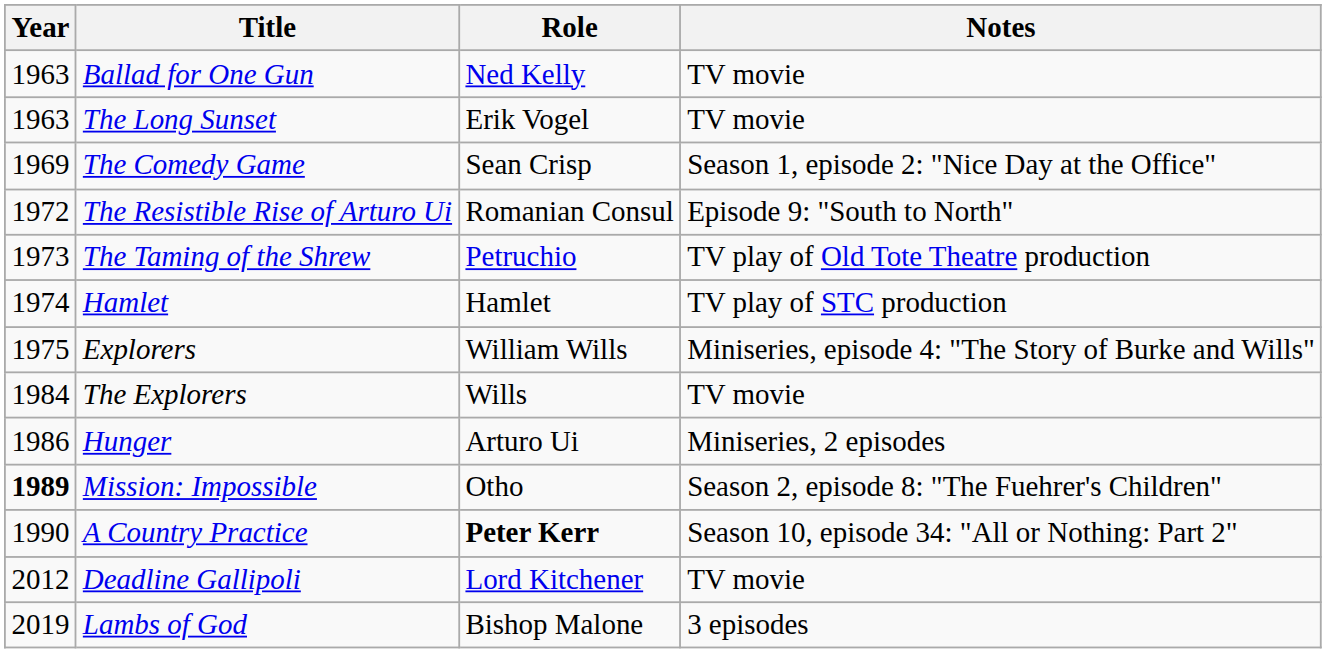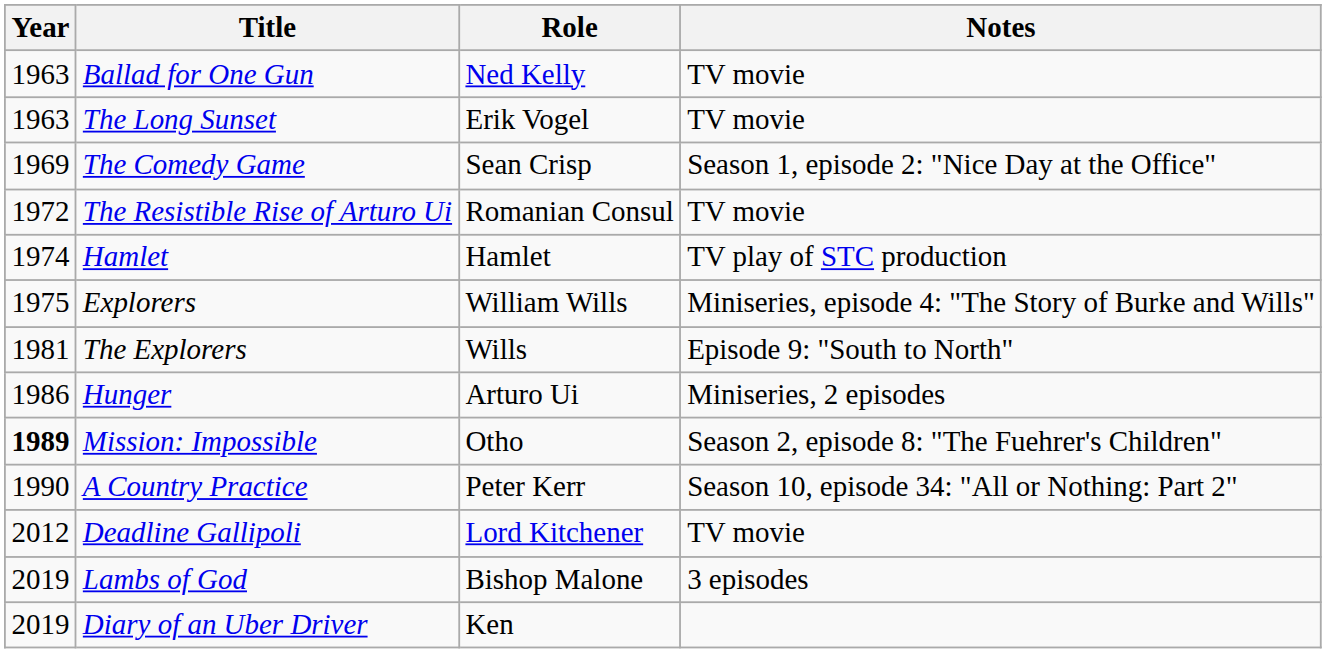(850, 211) Episode 9: "South to North" -> (746, 211) TV movie
- row: (227, 257)
(41, 394) 1984 -> (41, 348) 1981
(746, 394) TV movie -> (850, 348) Episode 9: "South to North"
(532, 532) bold -> (525, 486) normal
+ row: (225, 624)
